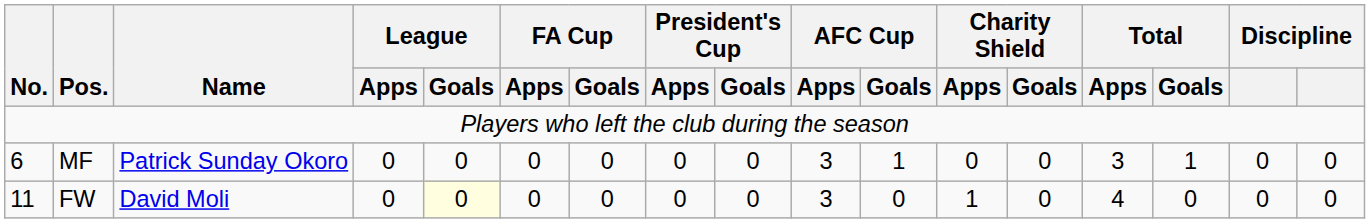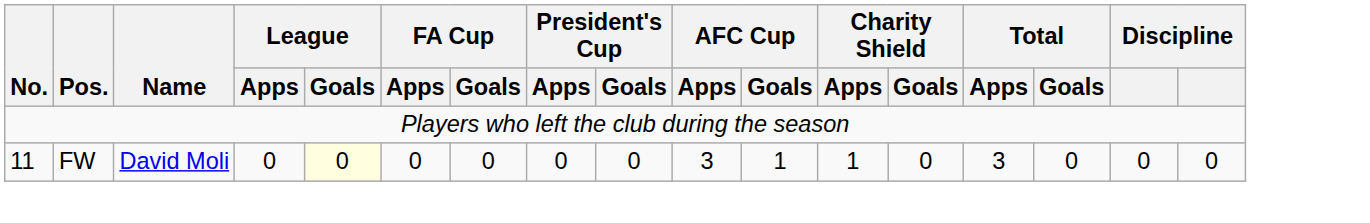- row: (76, 161)
(899, 198) 0 -> (780, 161) 1
(1118, 198) 4 -> (999, 161) 3
